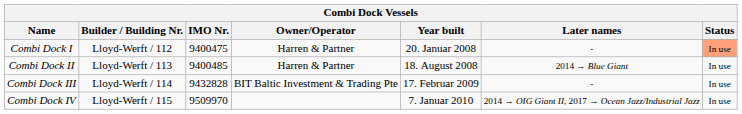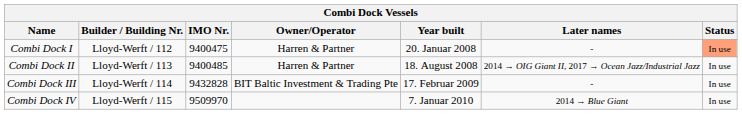(592, 66) 2014 → Blue Giant -> (592, 66) 2014 → OIG Giant II, 2017 → Ocean Jazz/Industrial Jazz
(592, 101) 2014 → OIG Giant II, 2017 → Ocean Jazz/Industrial Jazz -> (592, 101) 2014 → Blue Giant
